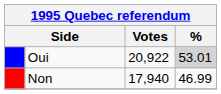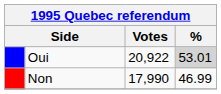(149, 79) 17,940 -> (149, 79) 17,990
